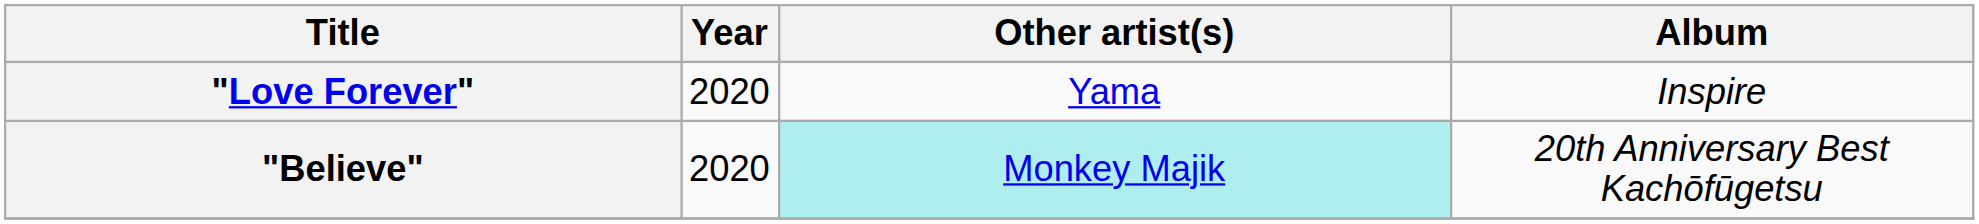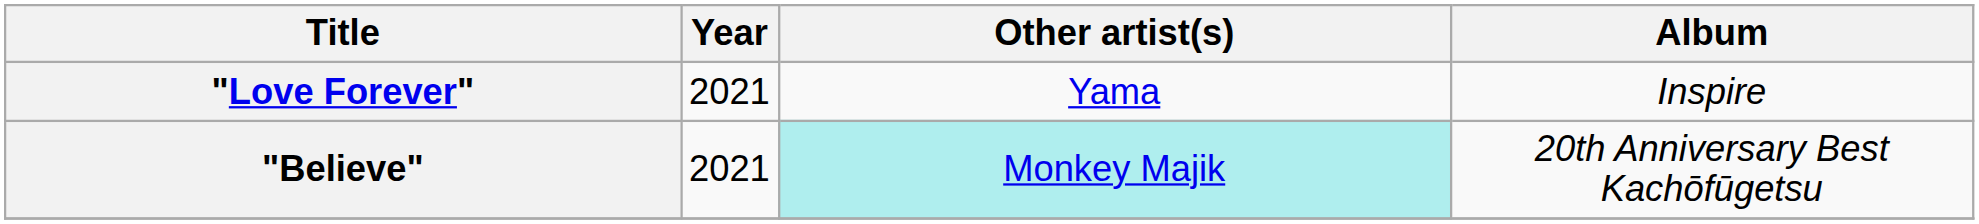(729, 90) 2020 -> (729, 90) 2021
(729, 168) 2020 -> (729, 168) 2021
